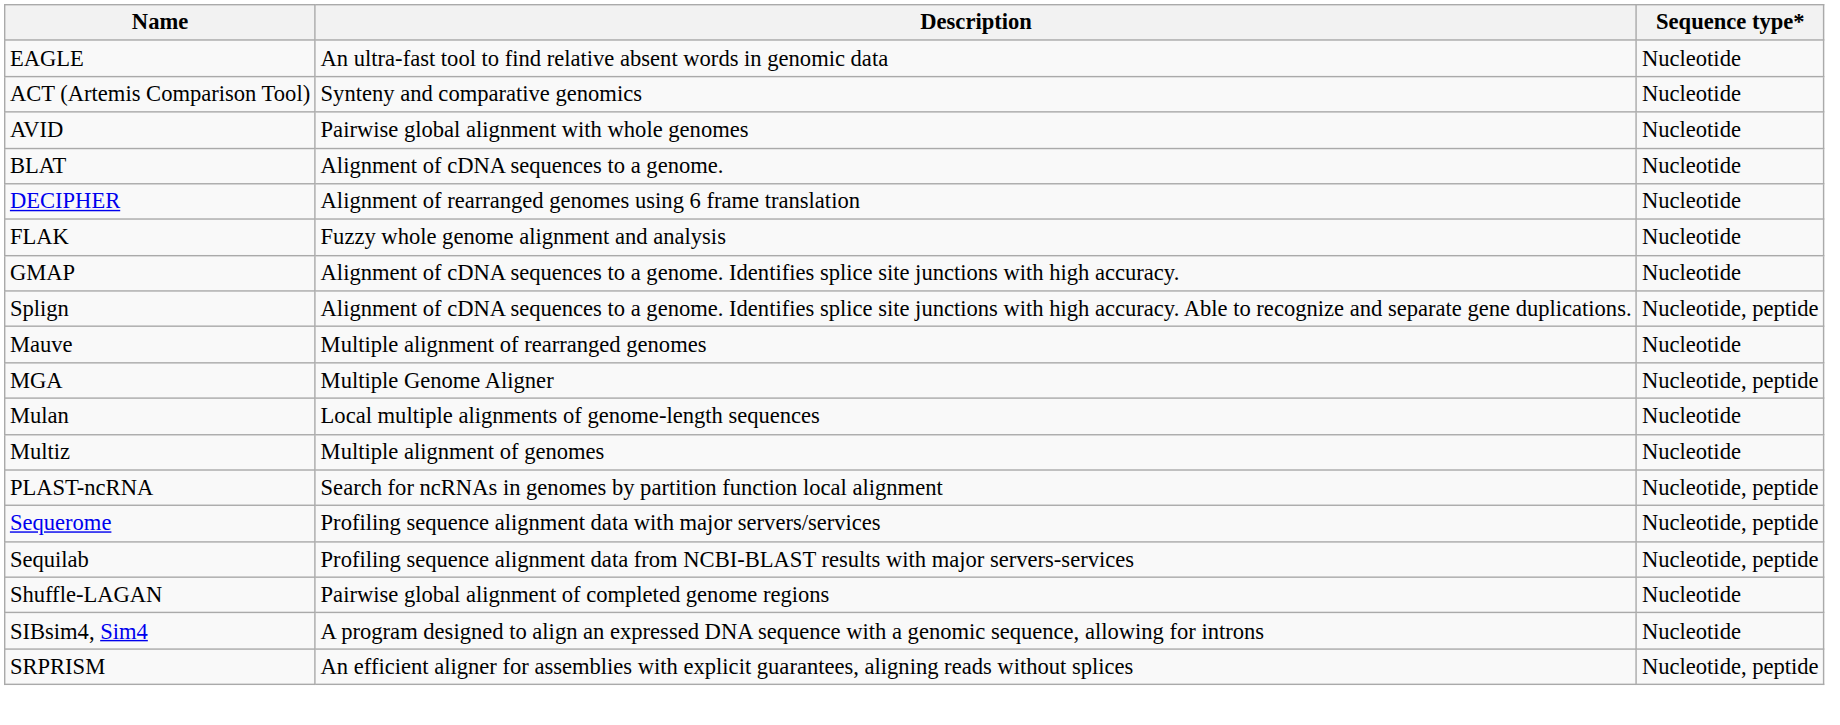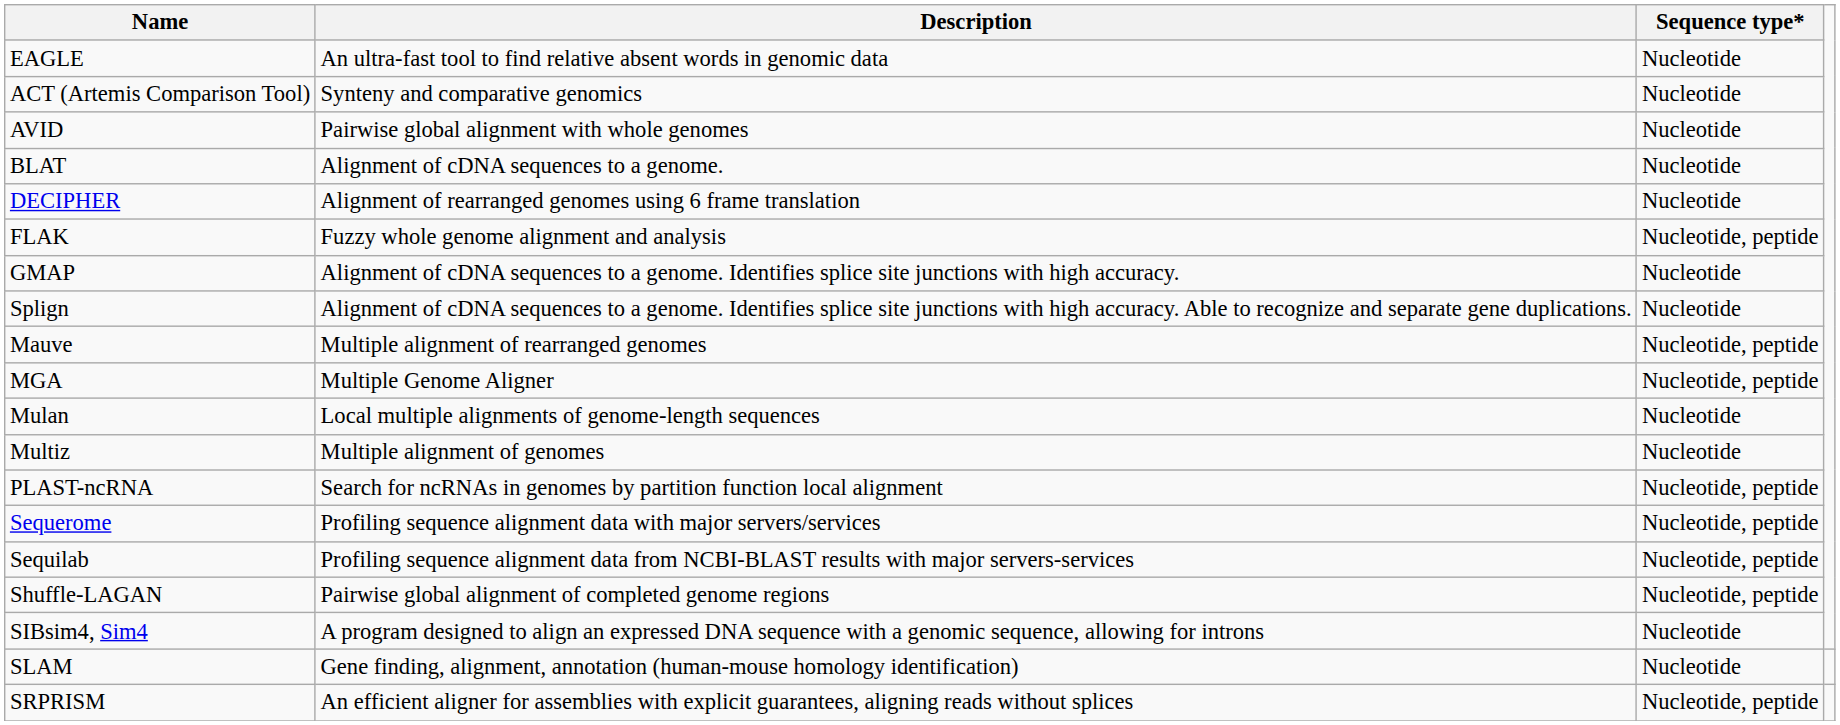(1691, 237) Nucleotide -> (1730, 237) Nucleotide, peptide
(1730, 308) Nucleotide, peptide -> (1691, 308) Nucleotide
(1691, 344) Nucleotide -> (1730, 344) Nucleotide, peptide
(1691, 594) Nucleotide -> (1730, 594) Nucleotide, peptide
+ row: (41, 666)
